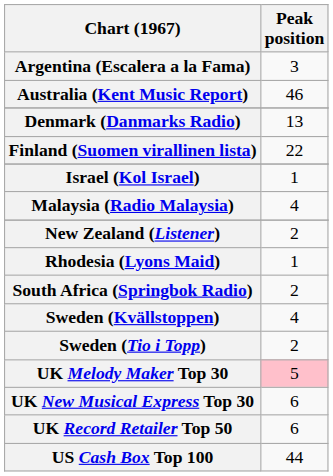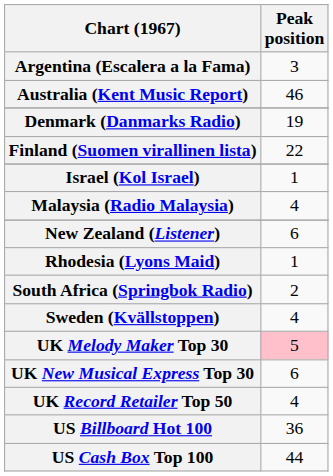(294, 121) 13 -> (294, 121) 19
(294, 233) 2 -> (294, 233) 6
- row: (133, 345)
(294, 429) 6 -> (294, 401) 4
+ row: (133, 429)
